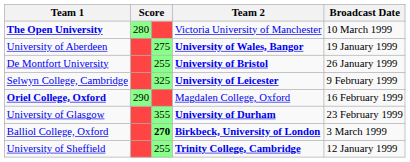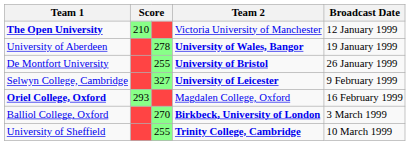(141, 30) 280 -> (141, 30) 210
(359, 30) 10 March 1999 -> (362, 30) 12 January 1999
(162, 47) 275 -> (162, 47) 278
(162, 81) 325 -> (162, 81) 327
(141, 98) 290 -> (141, 98) 293
- row: (56, 115)
(162, 132) bold -> (162, 115) normal
(362, 149) 12 January 1999 -> (359, 132) 10 March 1999
